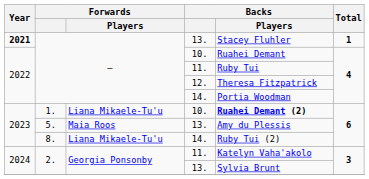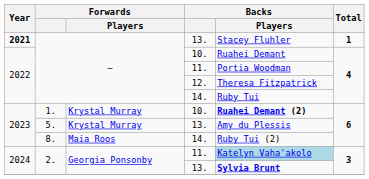(238, 68) Ruby Tui -> (254, 68) Portia Woodman
(254, 97) Portia Woodman -> (238, 97) Ruby Tui
(115, 111) Liana Mikaele-Tu'u -> (105, 111) Krystal Murray
(92, 125) Maia Roos -> (105, 125) Krystal Murray
(115, 139) Liana Mikaele-Tu'u -> (92, 139) Maia Roos
(264, 153) no background -> (264, 153) lightblue background
(249, 168) normal -> (249, 168) bold
